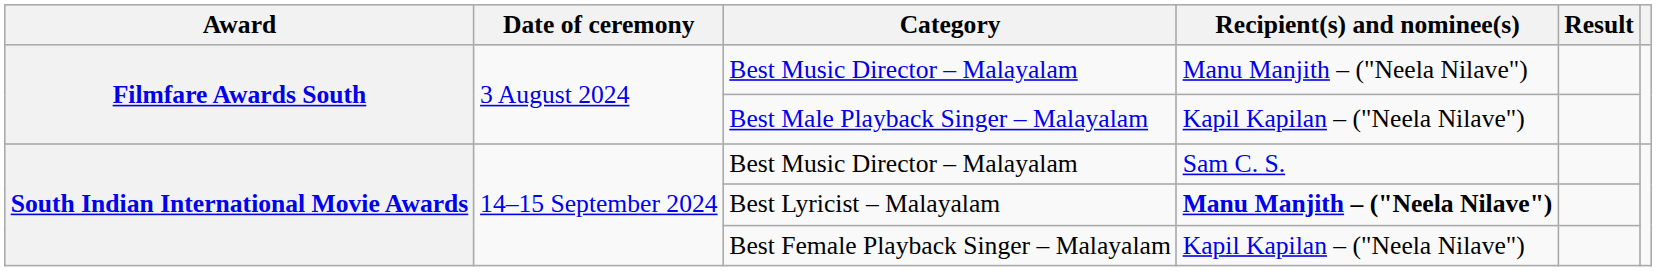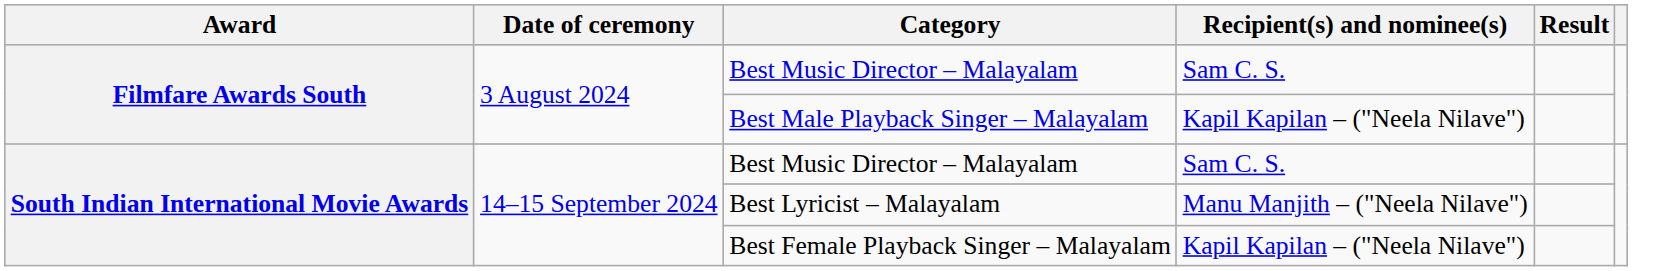(1355, 69) Manu Manjith – ("Neela Nilave") -> (1234, 69) Sam C. S.
(1368, 204) bold -> (1355, 204) normal
